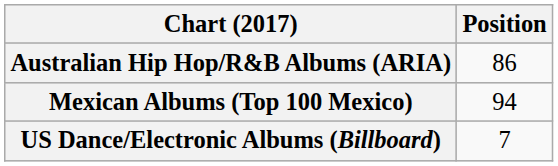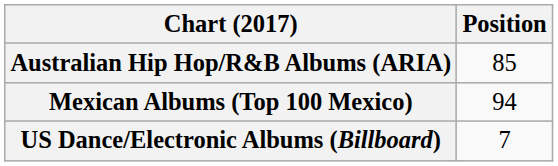(505, 62) 86 -> (505, 62) 85
